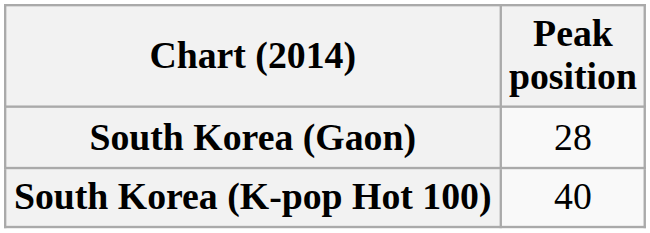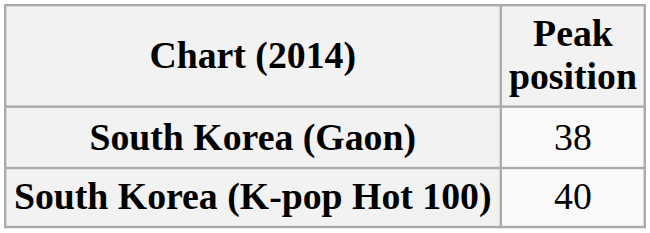(573, 136) 28 -> (573, 136) 38
